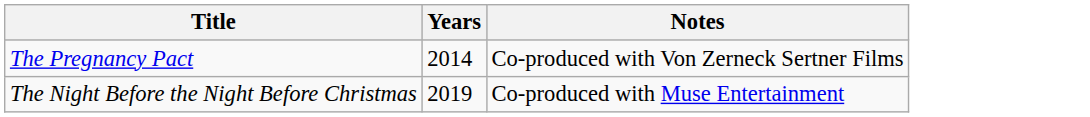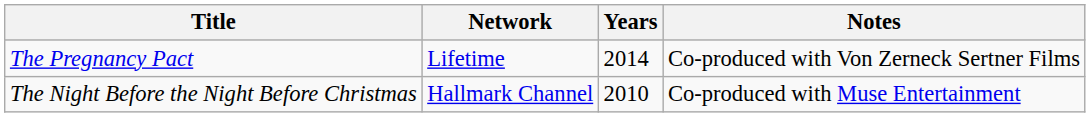+ column: (510, 22)
(450, 93) 2019 -> (626, 93) 2010
